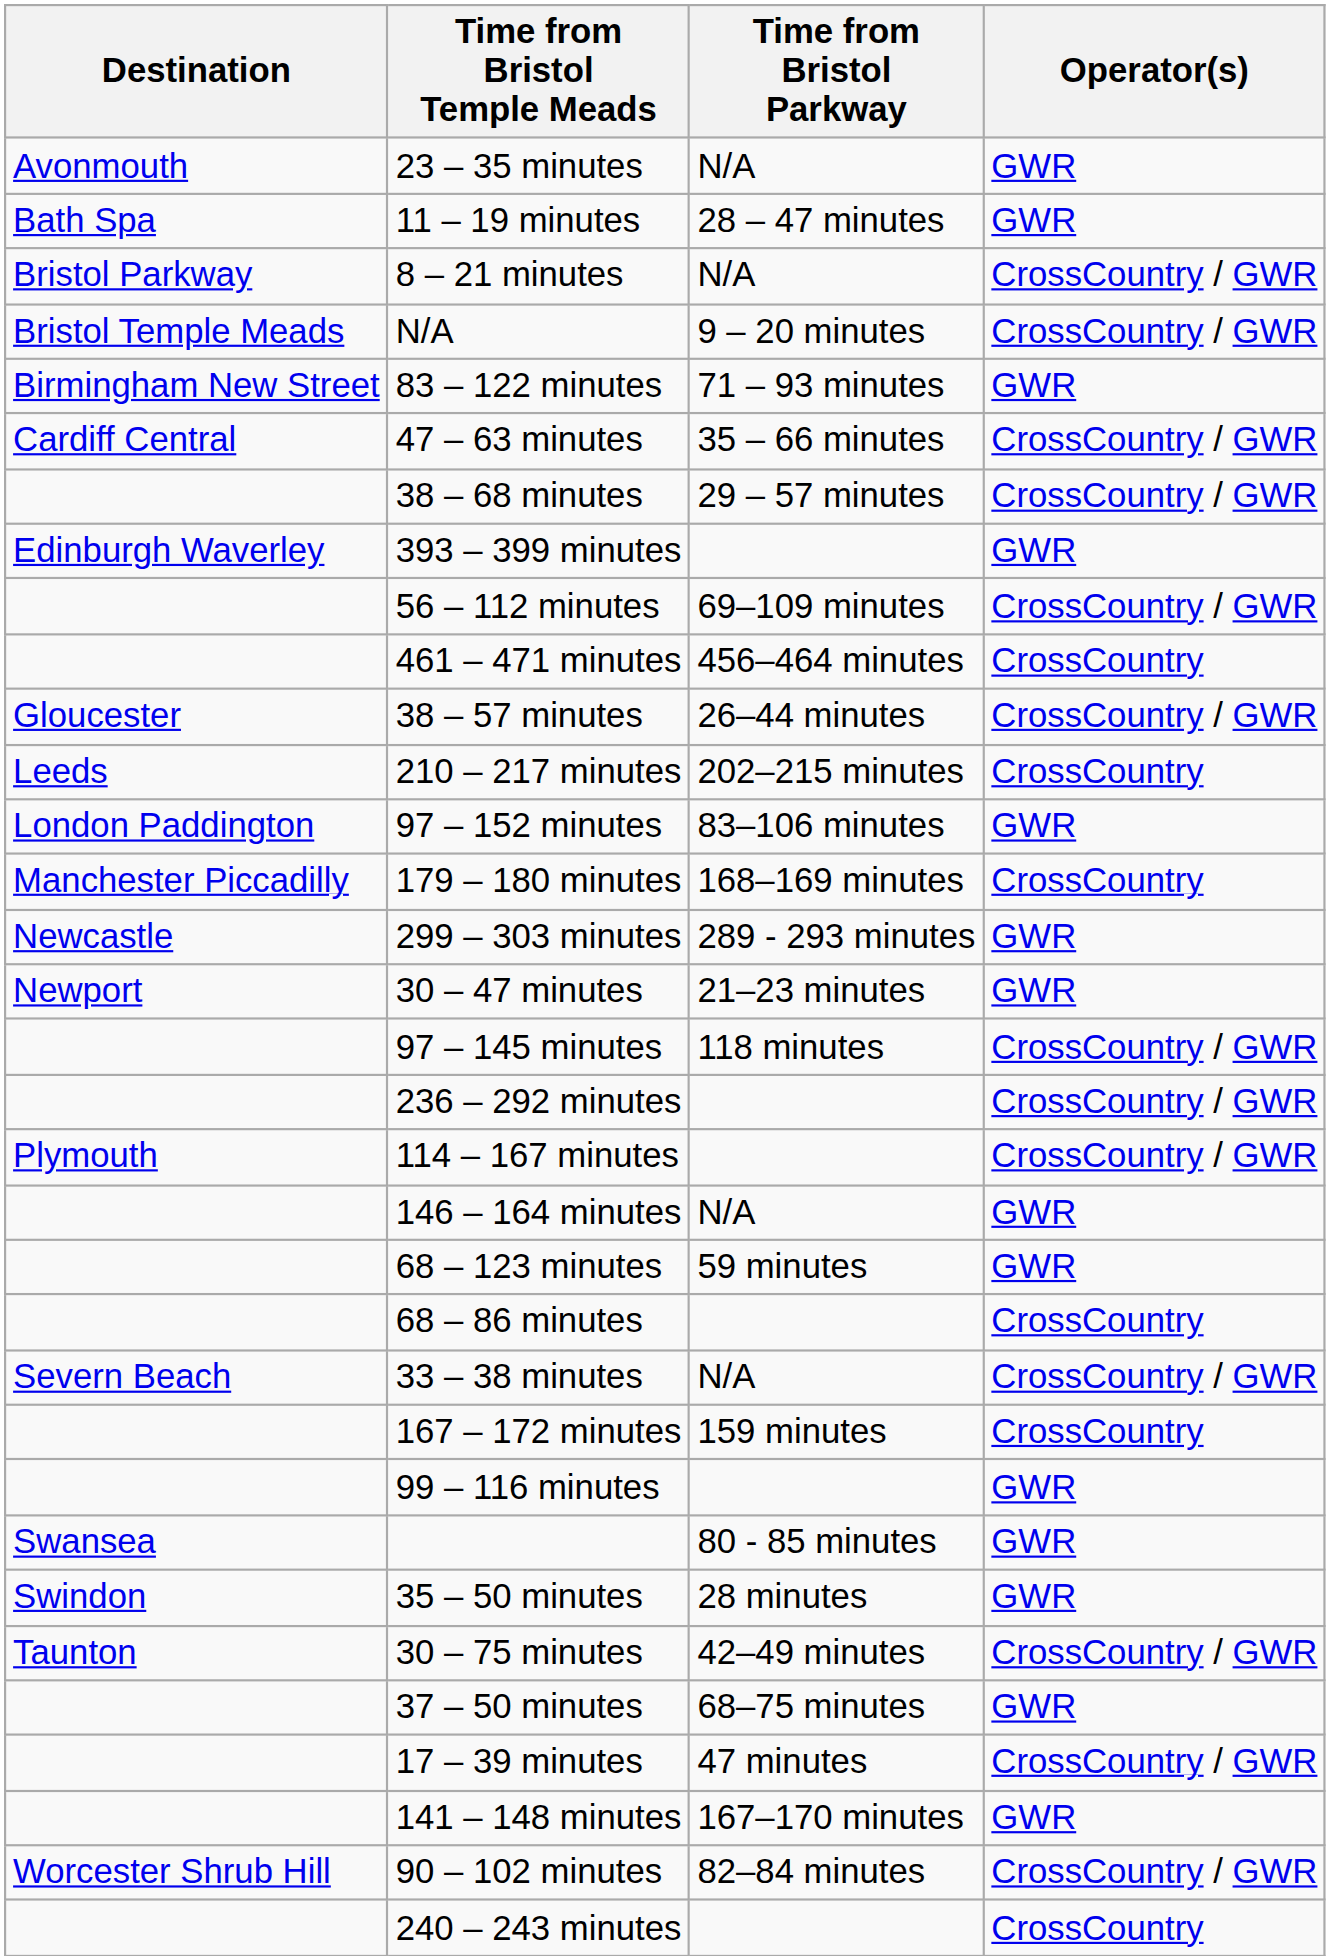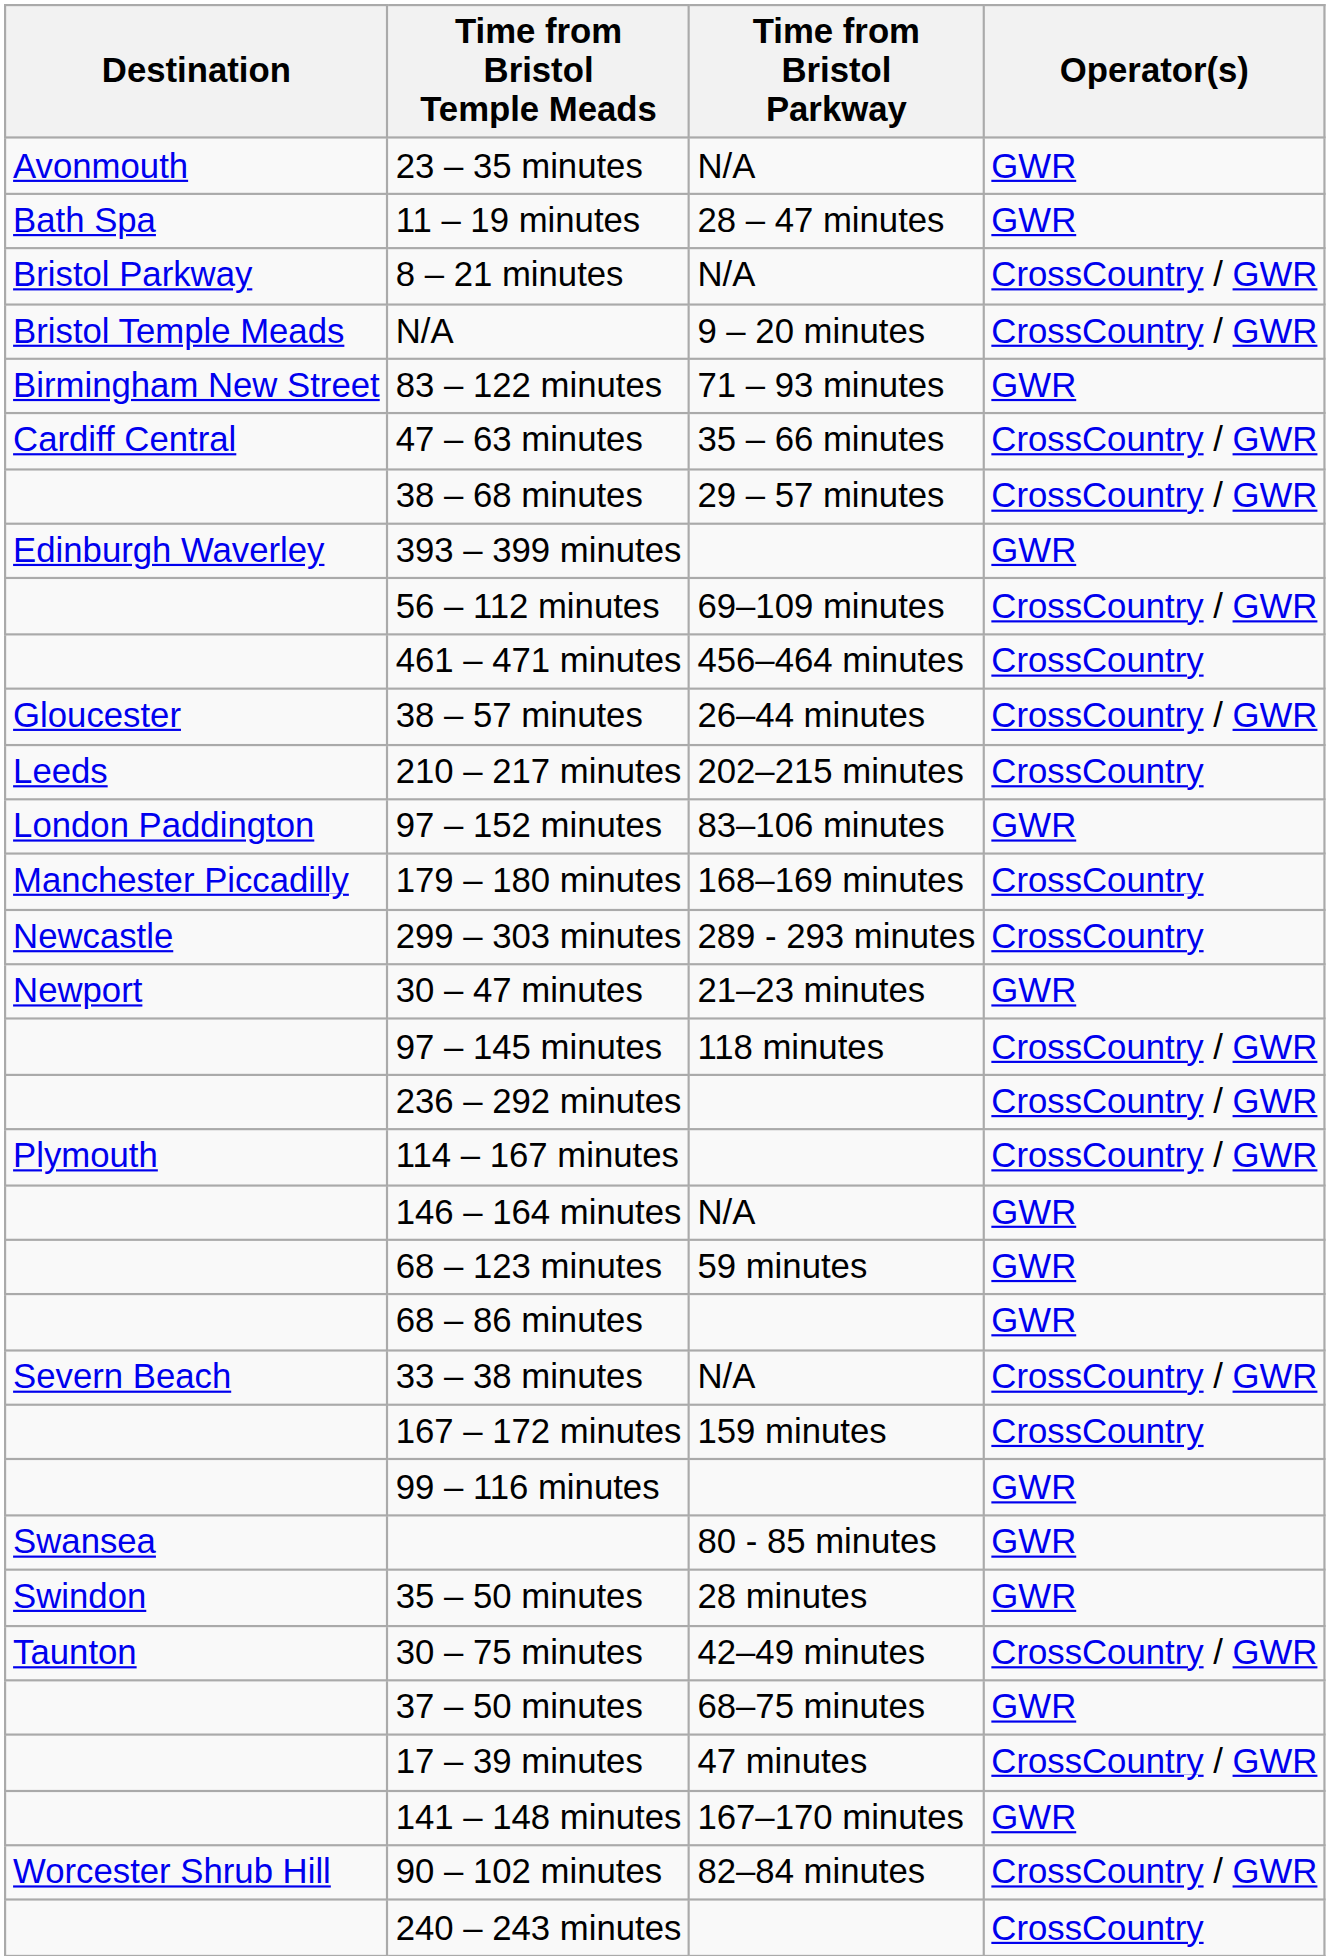(1034, 936) GWR -> (1097, 936) CrossCountry
(1097, 1321) CrossCountry -> (1034, 1321) GWR
